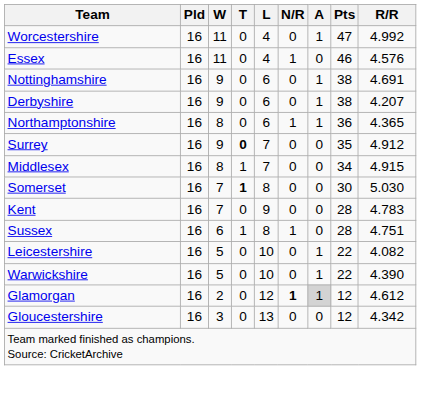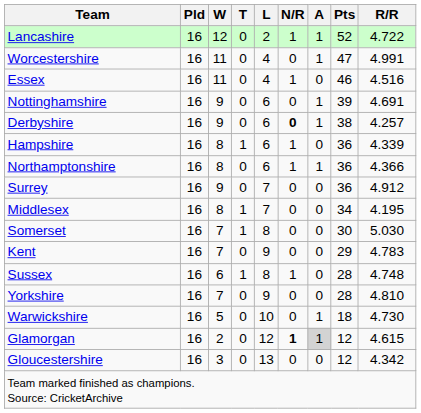+ row: (41, 36)
(387, 36) 4.992 -> (387, 58) 4.991
(387, 58) 4.576 -> (387, 79) 4.516
(345, 79) 38 -> (345, 101) 39
(293, 101) normal -> (293, 123) bold
(387, 101) 4.207 -> (387, 123) 4.257
+ row: (40, 144)
(387, 123) 4.365 -> (387, 166) 4.366
(243, 144) bold -> (243, 187) normal
(345, 144) 35 -> (345, 187) 36
(387, 166) 4.915 -> (387, 209) 4.195
(243, 187) bold -> (243, 230) normal
(345, 209) 28 -> (345, 252) 29
(387, 230) 4.751 -> (387, 274) 4.748
+ row: (36, 295)
- row: (50, 252)
(345, 274) 22 -> (345, 317) 18
(387, 274) 4.390 -> (387, 317) 4.730
(387, 295) 4.612 -> (387, 338) 4.615
